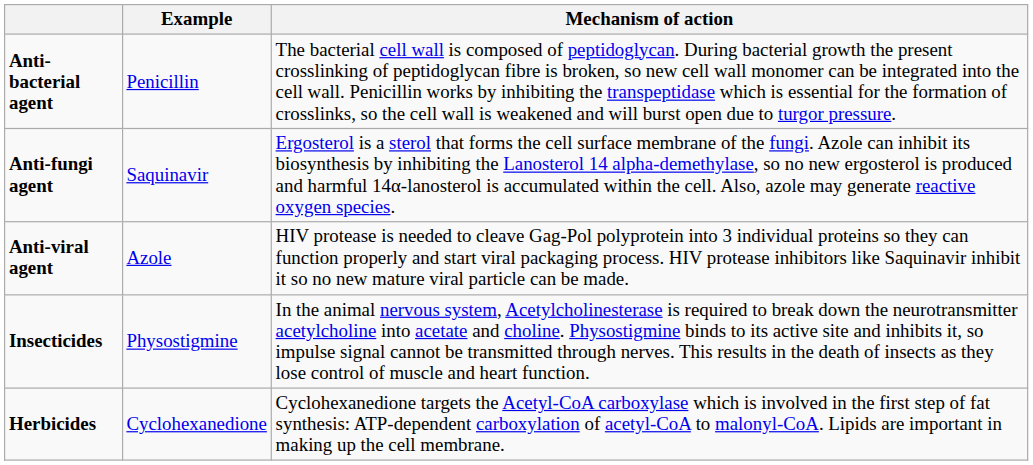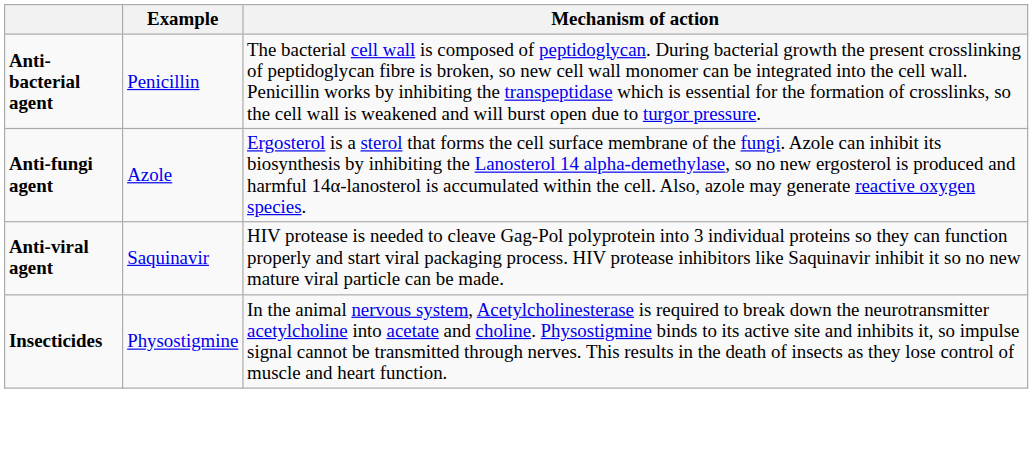(167, 174) Saquinavir -> (150, 174) Azole
(149, 257) Azole -> (168, 257) Saquinavir
- row: (52, 424)
